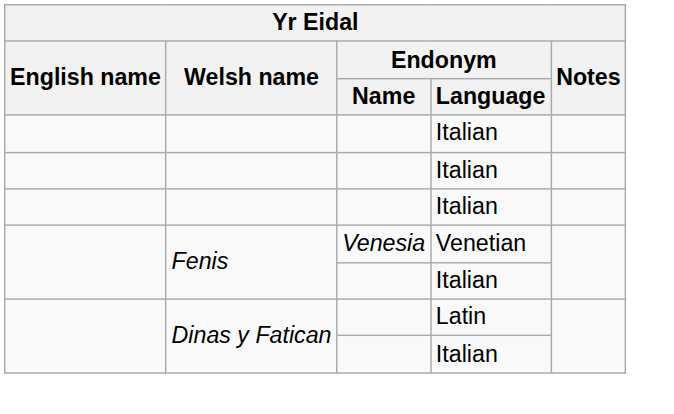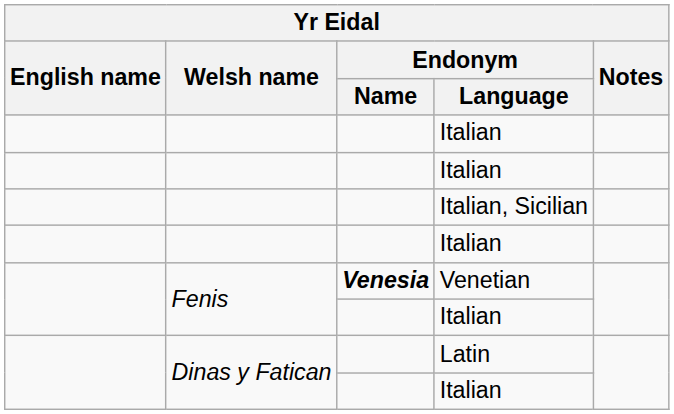+ row: (252, 207)
(384, 243) normal -> (386, 280) bold
